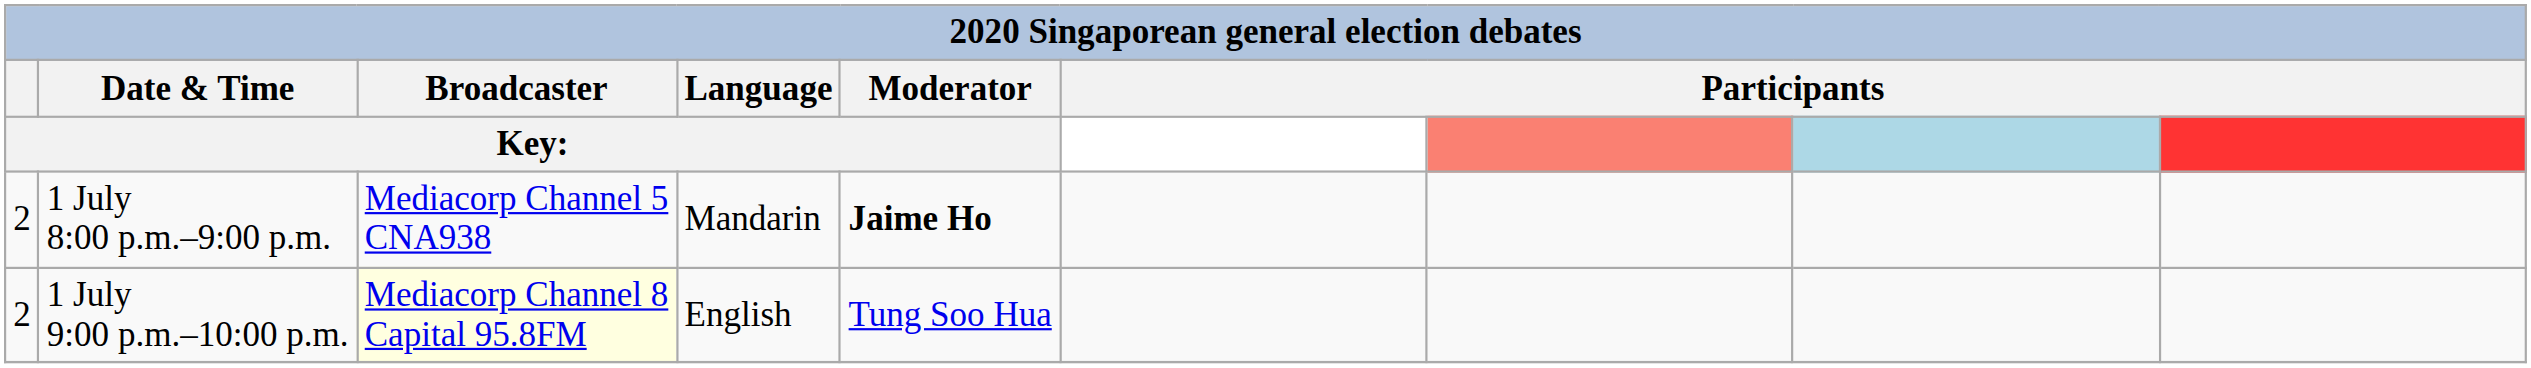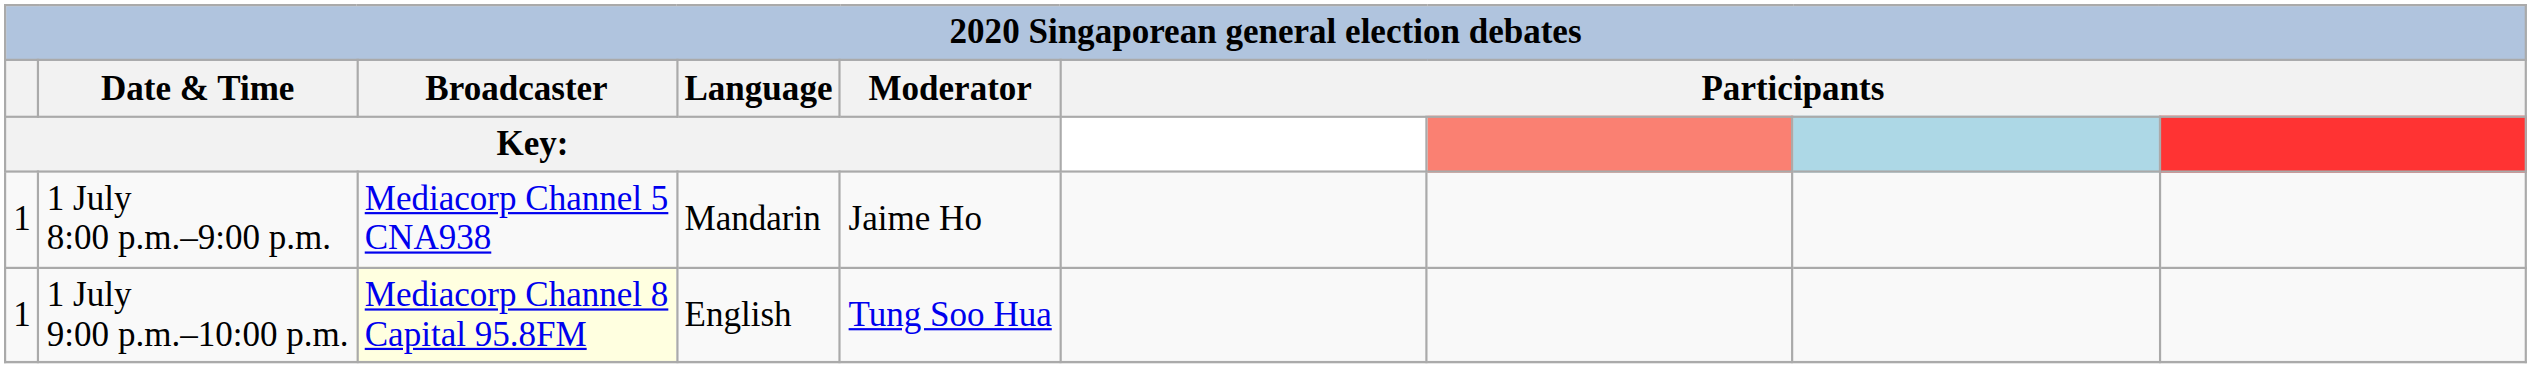(22, 218) 2 -> (22, 218) 1
(920, 218) bold -> (915, 218) normal
(22, 313) 2 -> (22, 313) 1
